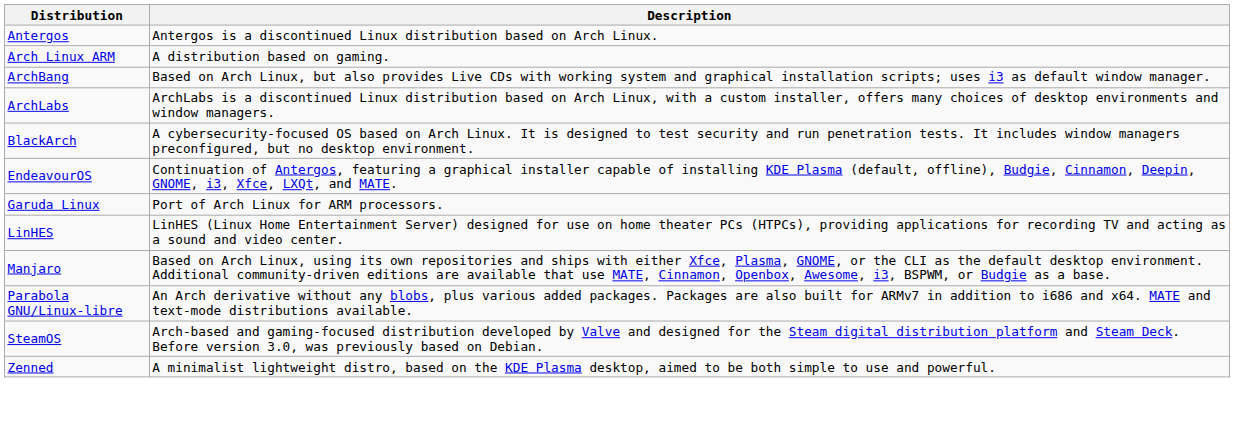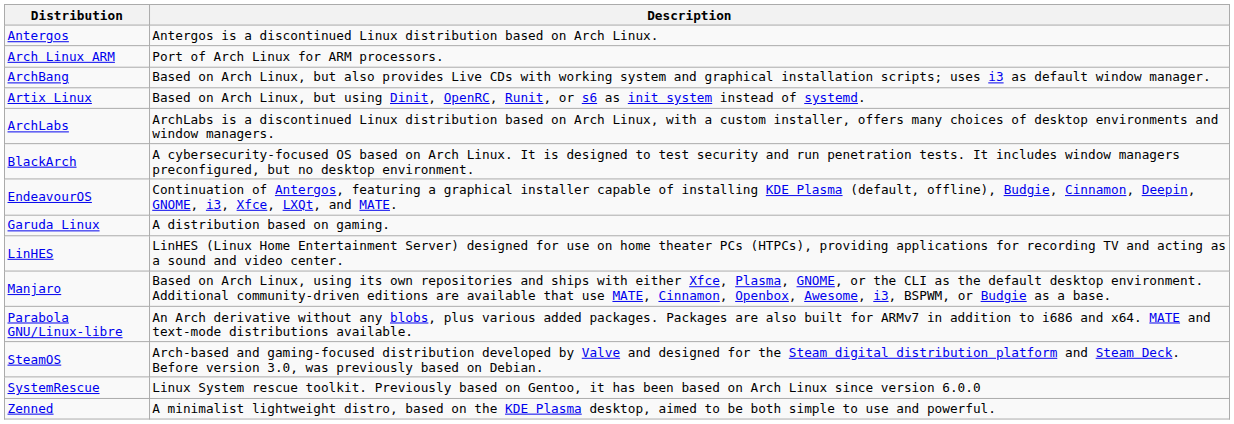(271, 56) A distribution based on gaming. -> (298, 56) Port of Arch Linux for ARM processors.
+ row: (50, 98)
(298, 204) Port of Arch Linux for ARM processors. -> (271, 225) A distribution based on gaming.
+ row: (54, 388)
